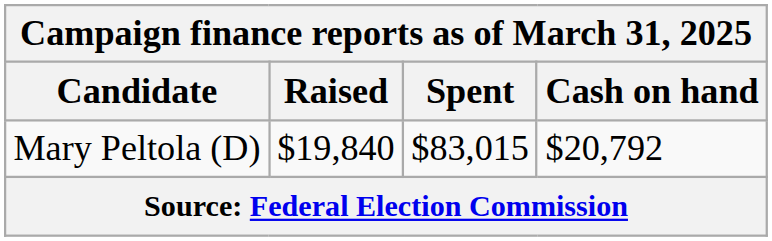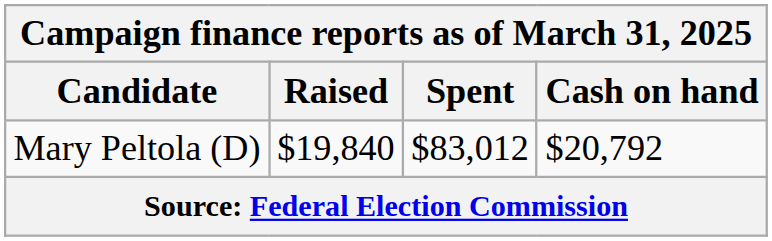(470, 147) $83,015 -> (470, 147) $83,012
